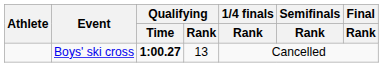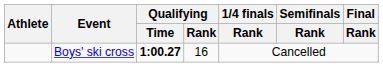(201, 52) 13 -> (201, 52) 16
